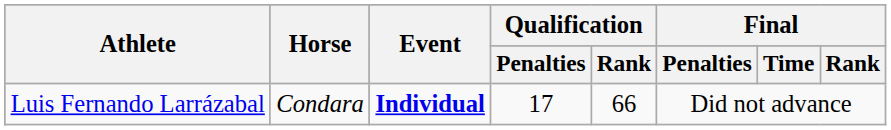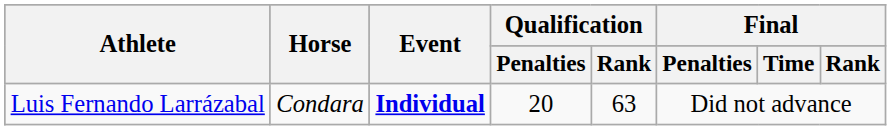(541, 104) 17 -> (541, 104) 20
(624, 104) 66 -> (624, 104) 63
